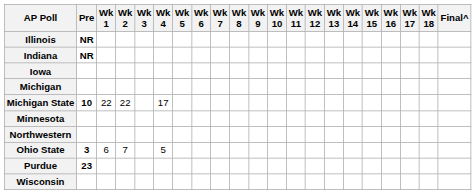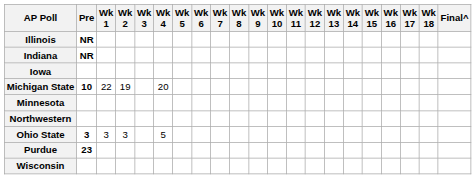- row: (41, 87)
(125, 102) 22 -> (125, 87) 19
(163, 102) 17 -> (163, 87) 20
(106, 150) 6 -> (106, 134) 3
(125, 150) 7 -> (125, 134) 3
